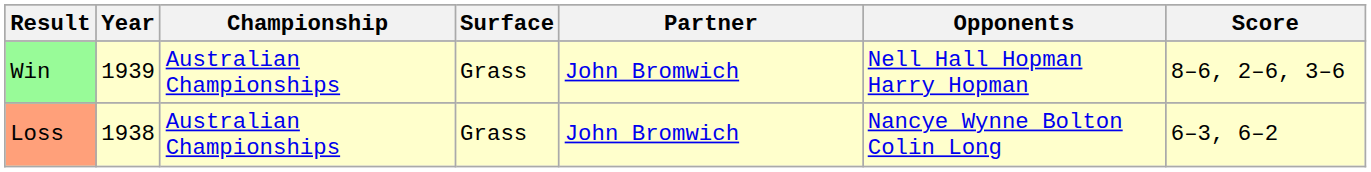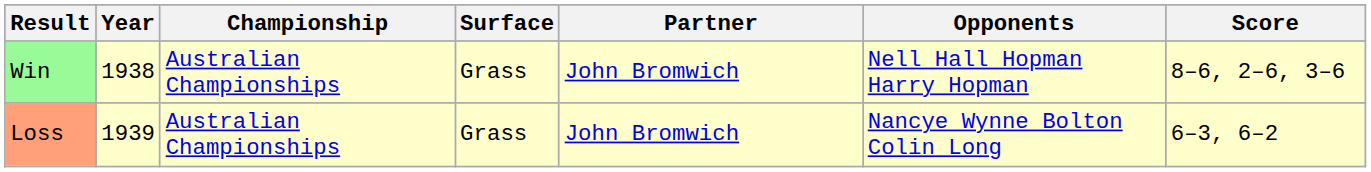(128, 72) 1939 -> (128, 72) 1938
(128, 135) 1938 -> (128, 135) 1939
